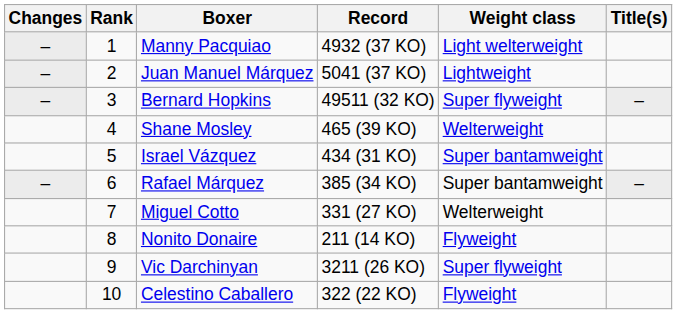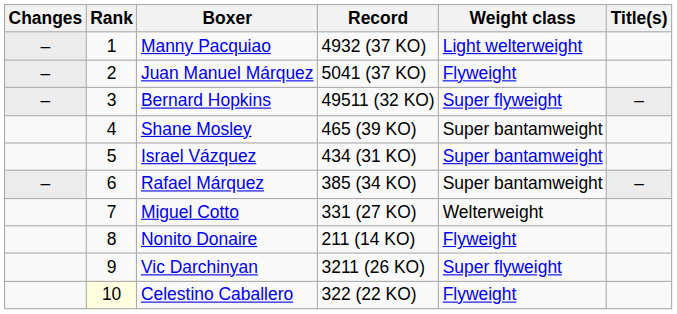(487, 73) Lightweight -> (480, 73) Flyweight
(493, 128) Welterweight -> (523, 128) Super bantamweight
(112, 294) no background -> (112, 294) lightyellow background
